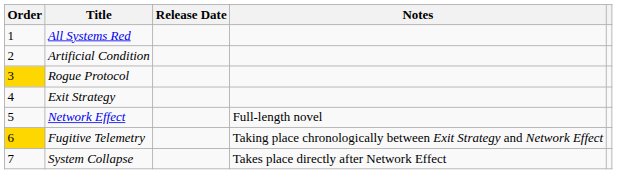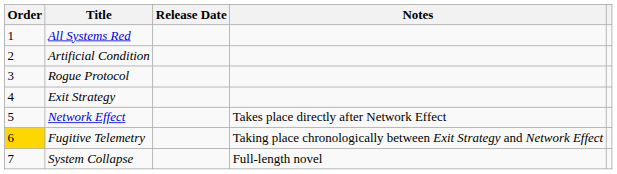(11, 76) gold background -> (11, 76) no background
(277, 117) Full-length novel -> (339, 117) Takes place directly after Network Effect
(339, 158) Takes place directly after Network Effect -> (277, 158) Full-length novel
